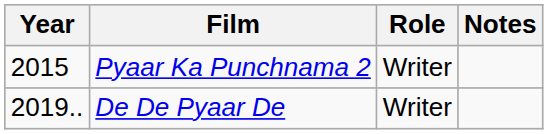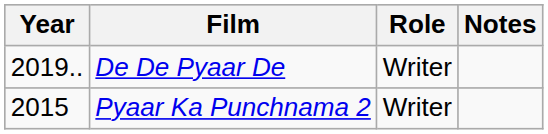rows swapped: (233, 66) <-> (190, 107)
